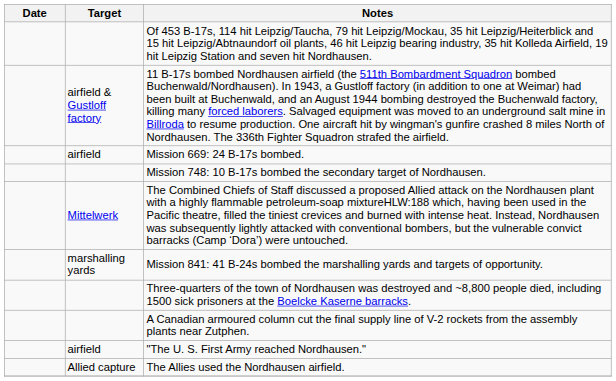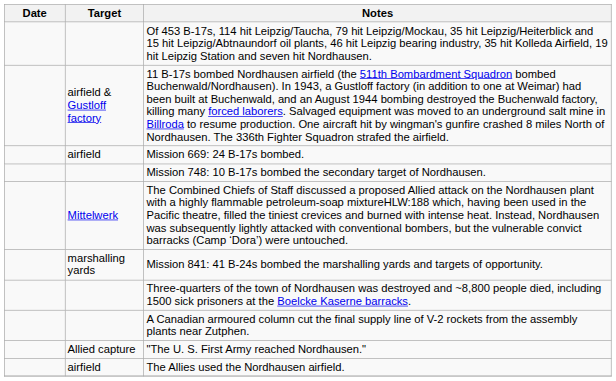(84, 349) airfield -> (102, 349) Allied capture
(102, 367) Allied capture -> (84, 367) airfield
